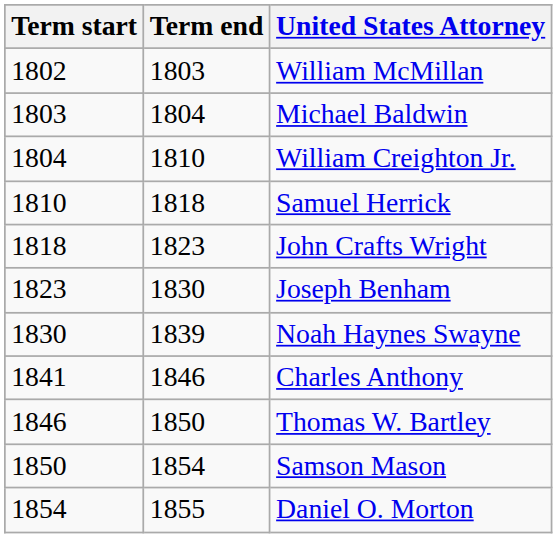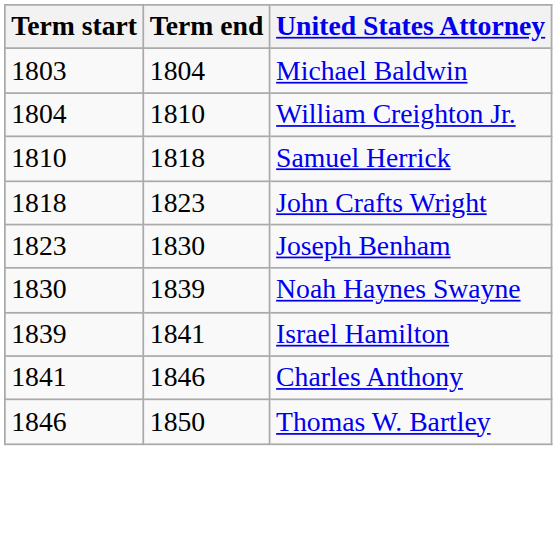- row: (380, 70)
+ row: (363, 333)
- row: (361, 465)
- row: (375, 509)
